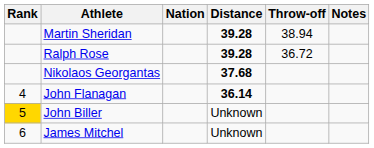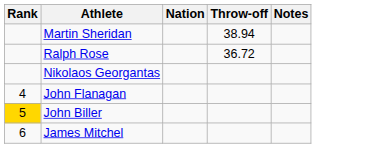- column: (236, 14)
